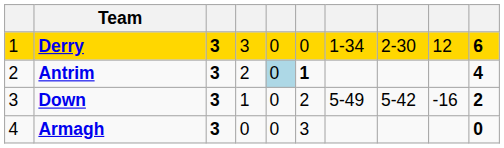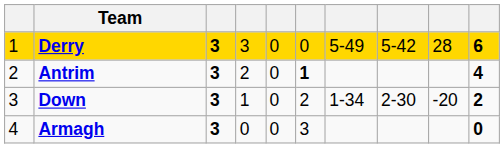(347, 45) 1-34 -> (347, 45) 5-49
(398, 45) 2-30 -> (398, 45) 5-42
(442, 45) 12 -> (442, 45) 28
(274, 73) lightblue background -> (274, 73) no background
(347, 101) 5-49 -> (347, 101) 1-34
(398, 101) 5-42 -> (398, 101) 2-30
(445, 101) -16 -> (445, 101) -20
